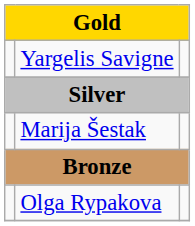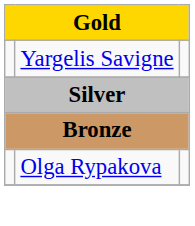- row: (83, 130)
